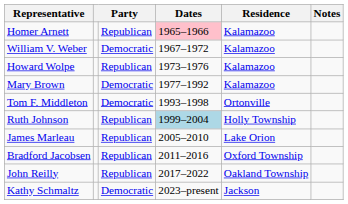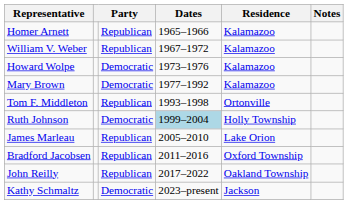(184, 31) pink background -> (184, 31) no background
(127, 48) Democratic -> (126, 48) Republican
(126, 66) Republican -> (127, 66) Democratic
(127, 102) Democratic -> (126, 102) Republican
(126, 119) Republican -> (127, 119) Democratic
